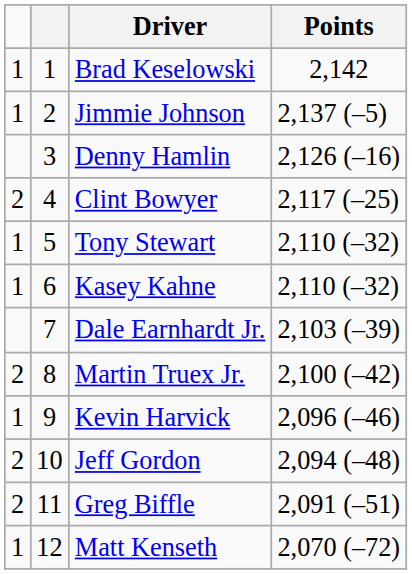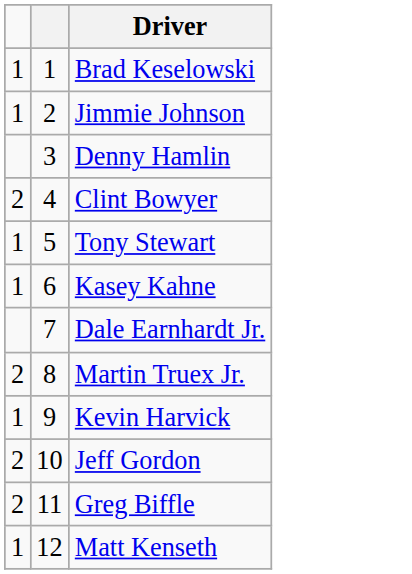- column: (339, 26)
